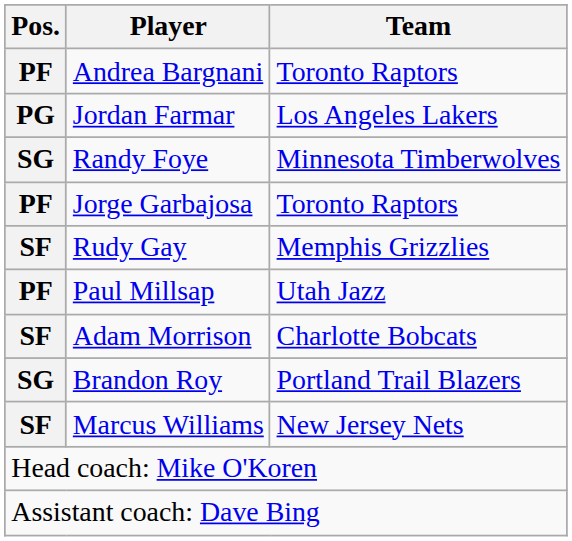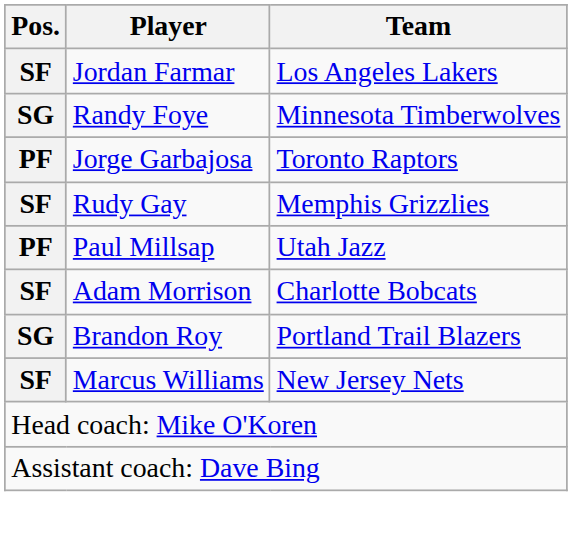- row: (168, 70)
(36, 114) PG -> (36, 70) SF
